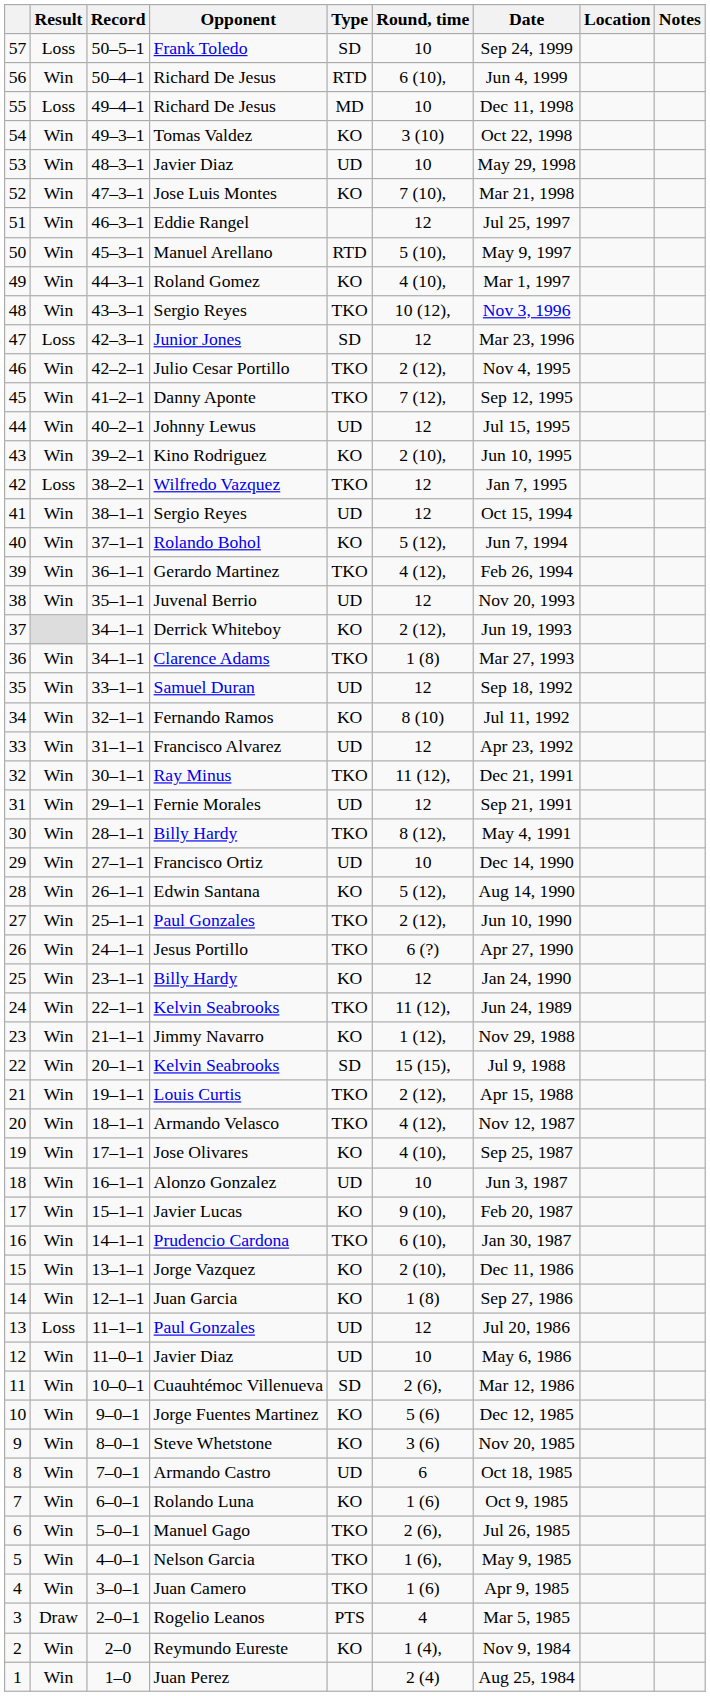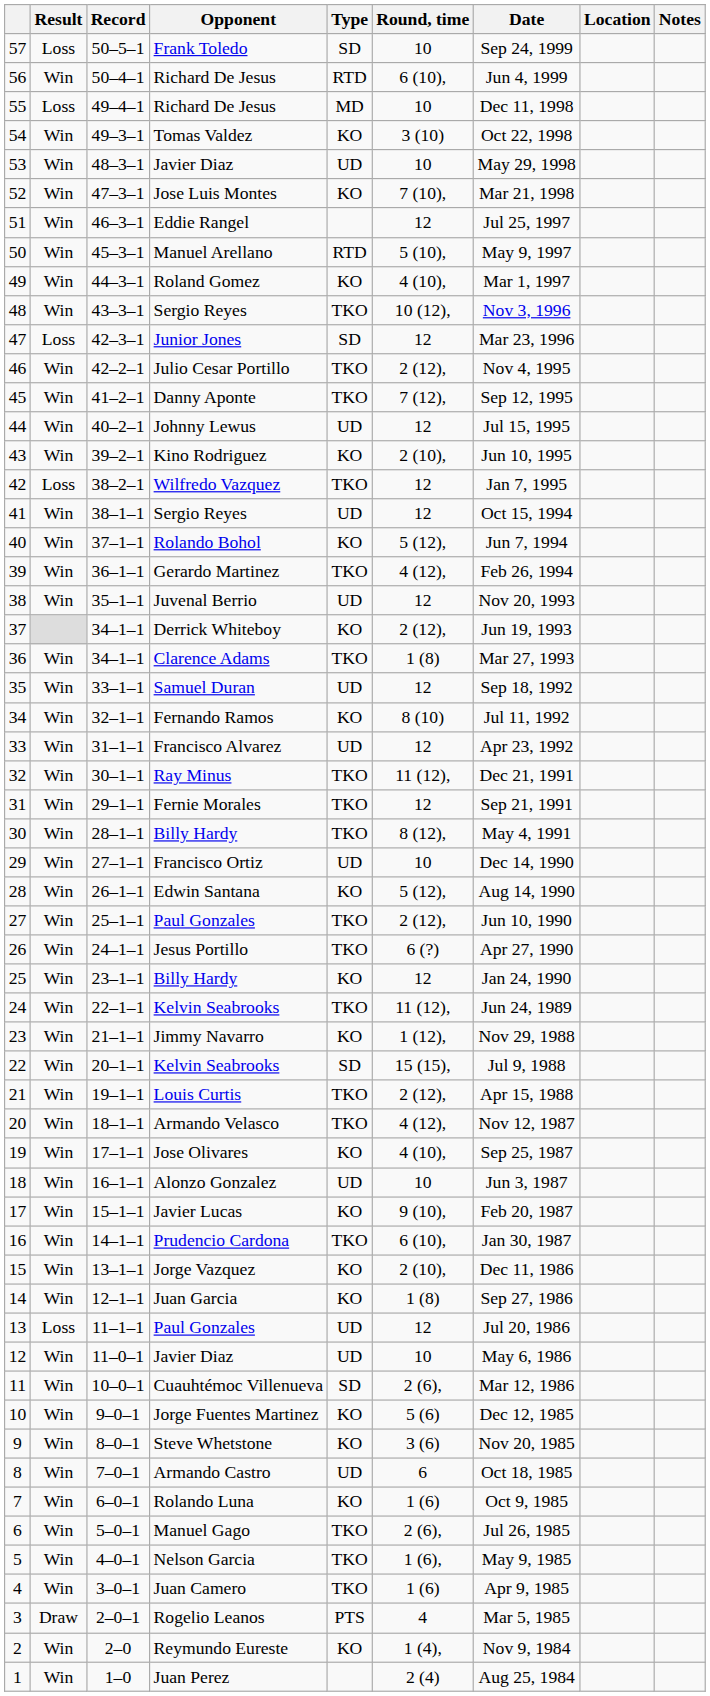(350, 804) UD -> (350, 804) TKO
